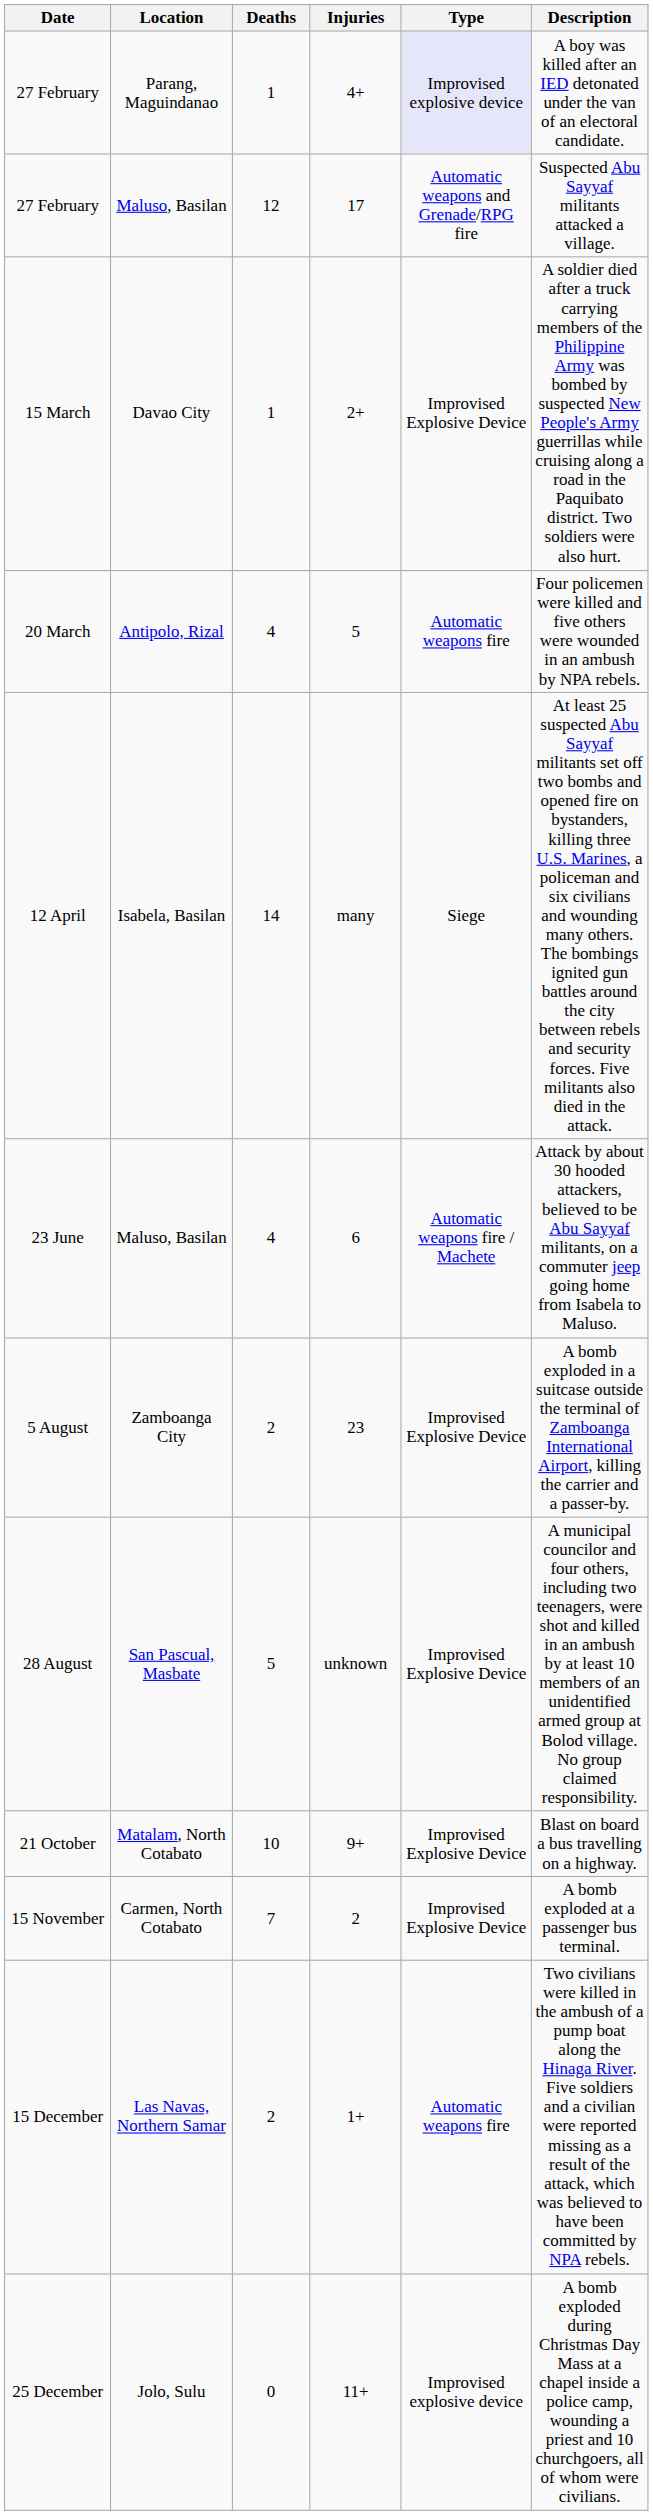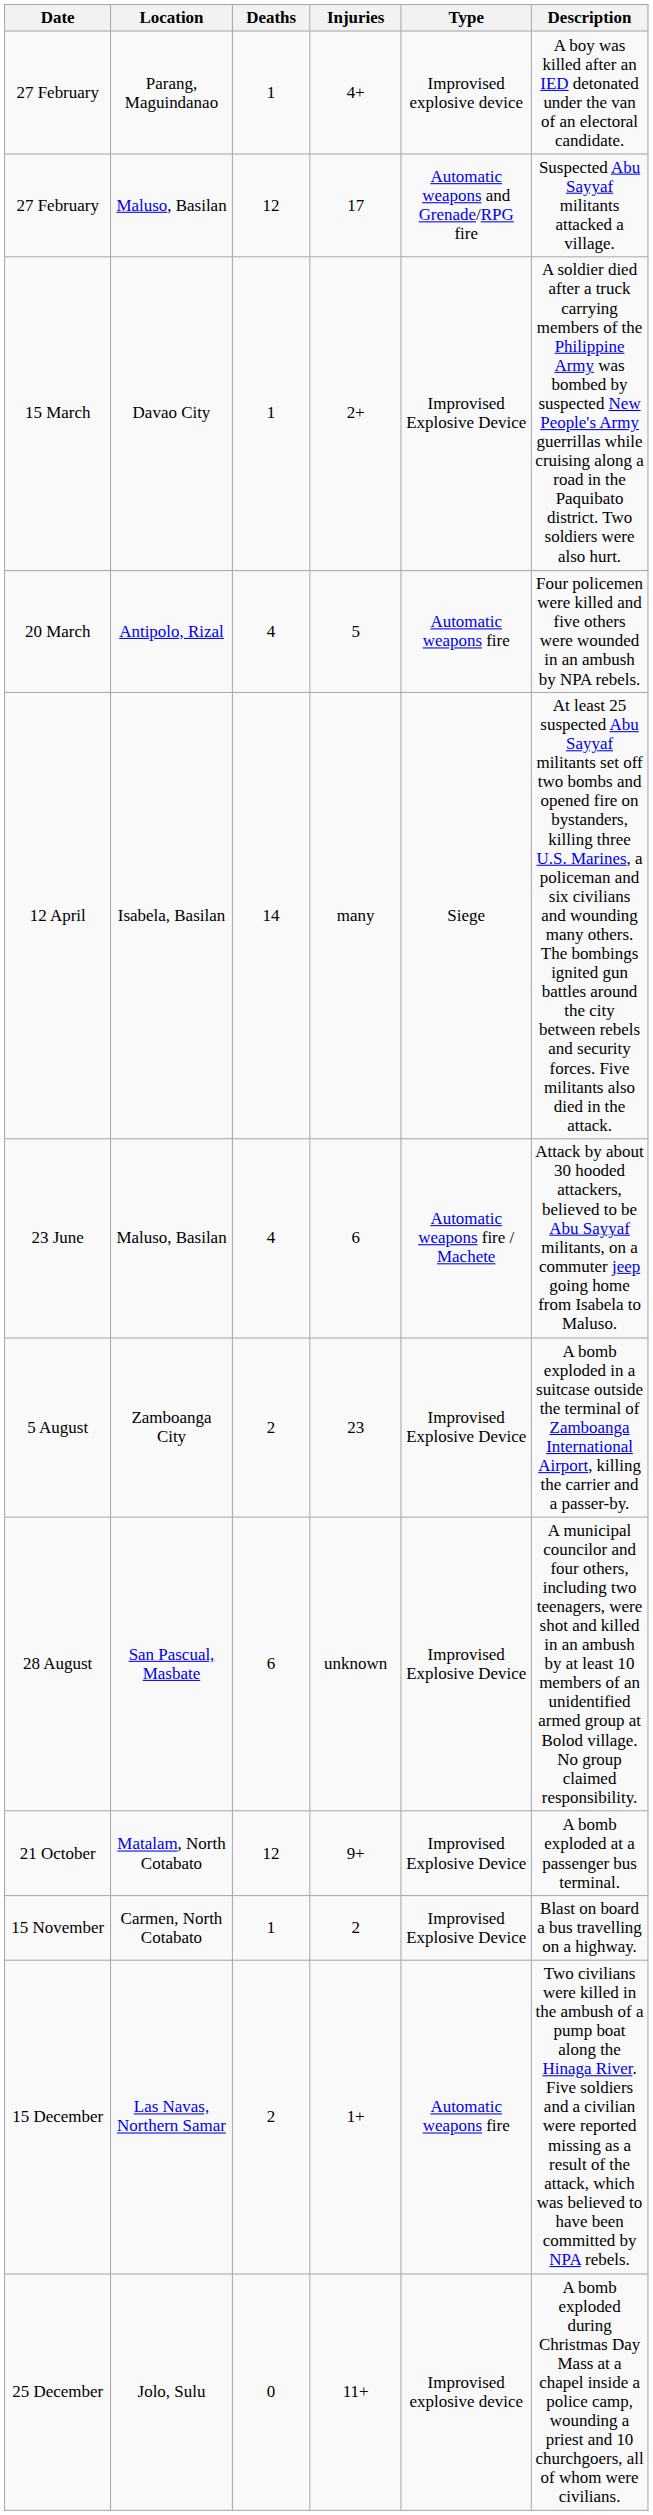(466, 92) lavender background -> (466, 92) no background
(271, 1664) 5 -> (271, 1664) 6
(271, 1843) 10 -> (271, 1853) 12
(590, 1843) Blast on board a bus travelling on a highway. -> (590, 1853) A bomb exploded at a passenger bus terminal.
(271, 1918) 7 -> (271, 1927) 1
(590, 1918) A bomb exploded at a passenger bus terminal. -> (590, 1927) Blast on board a bus travelling on a highway.
